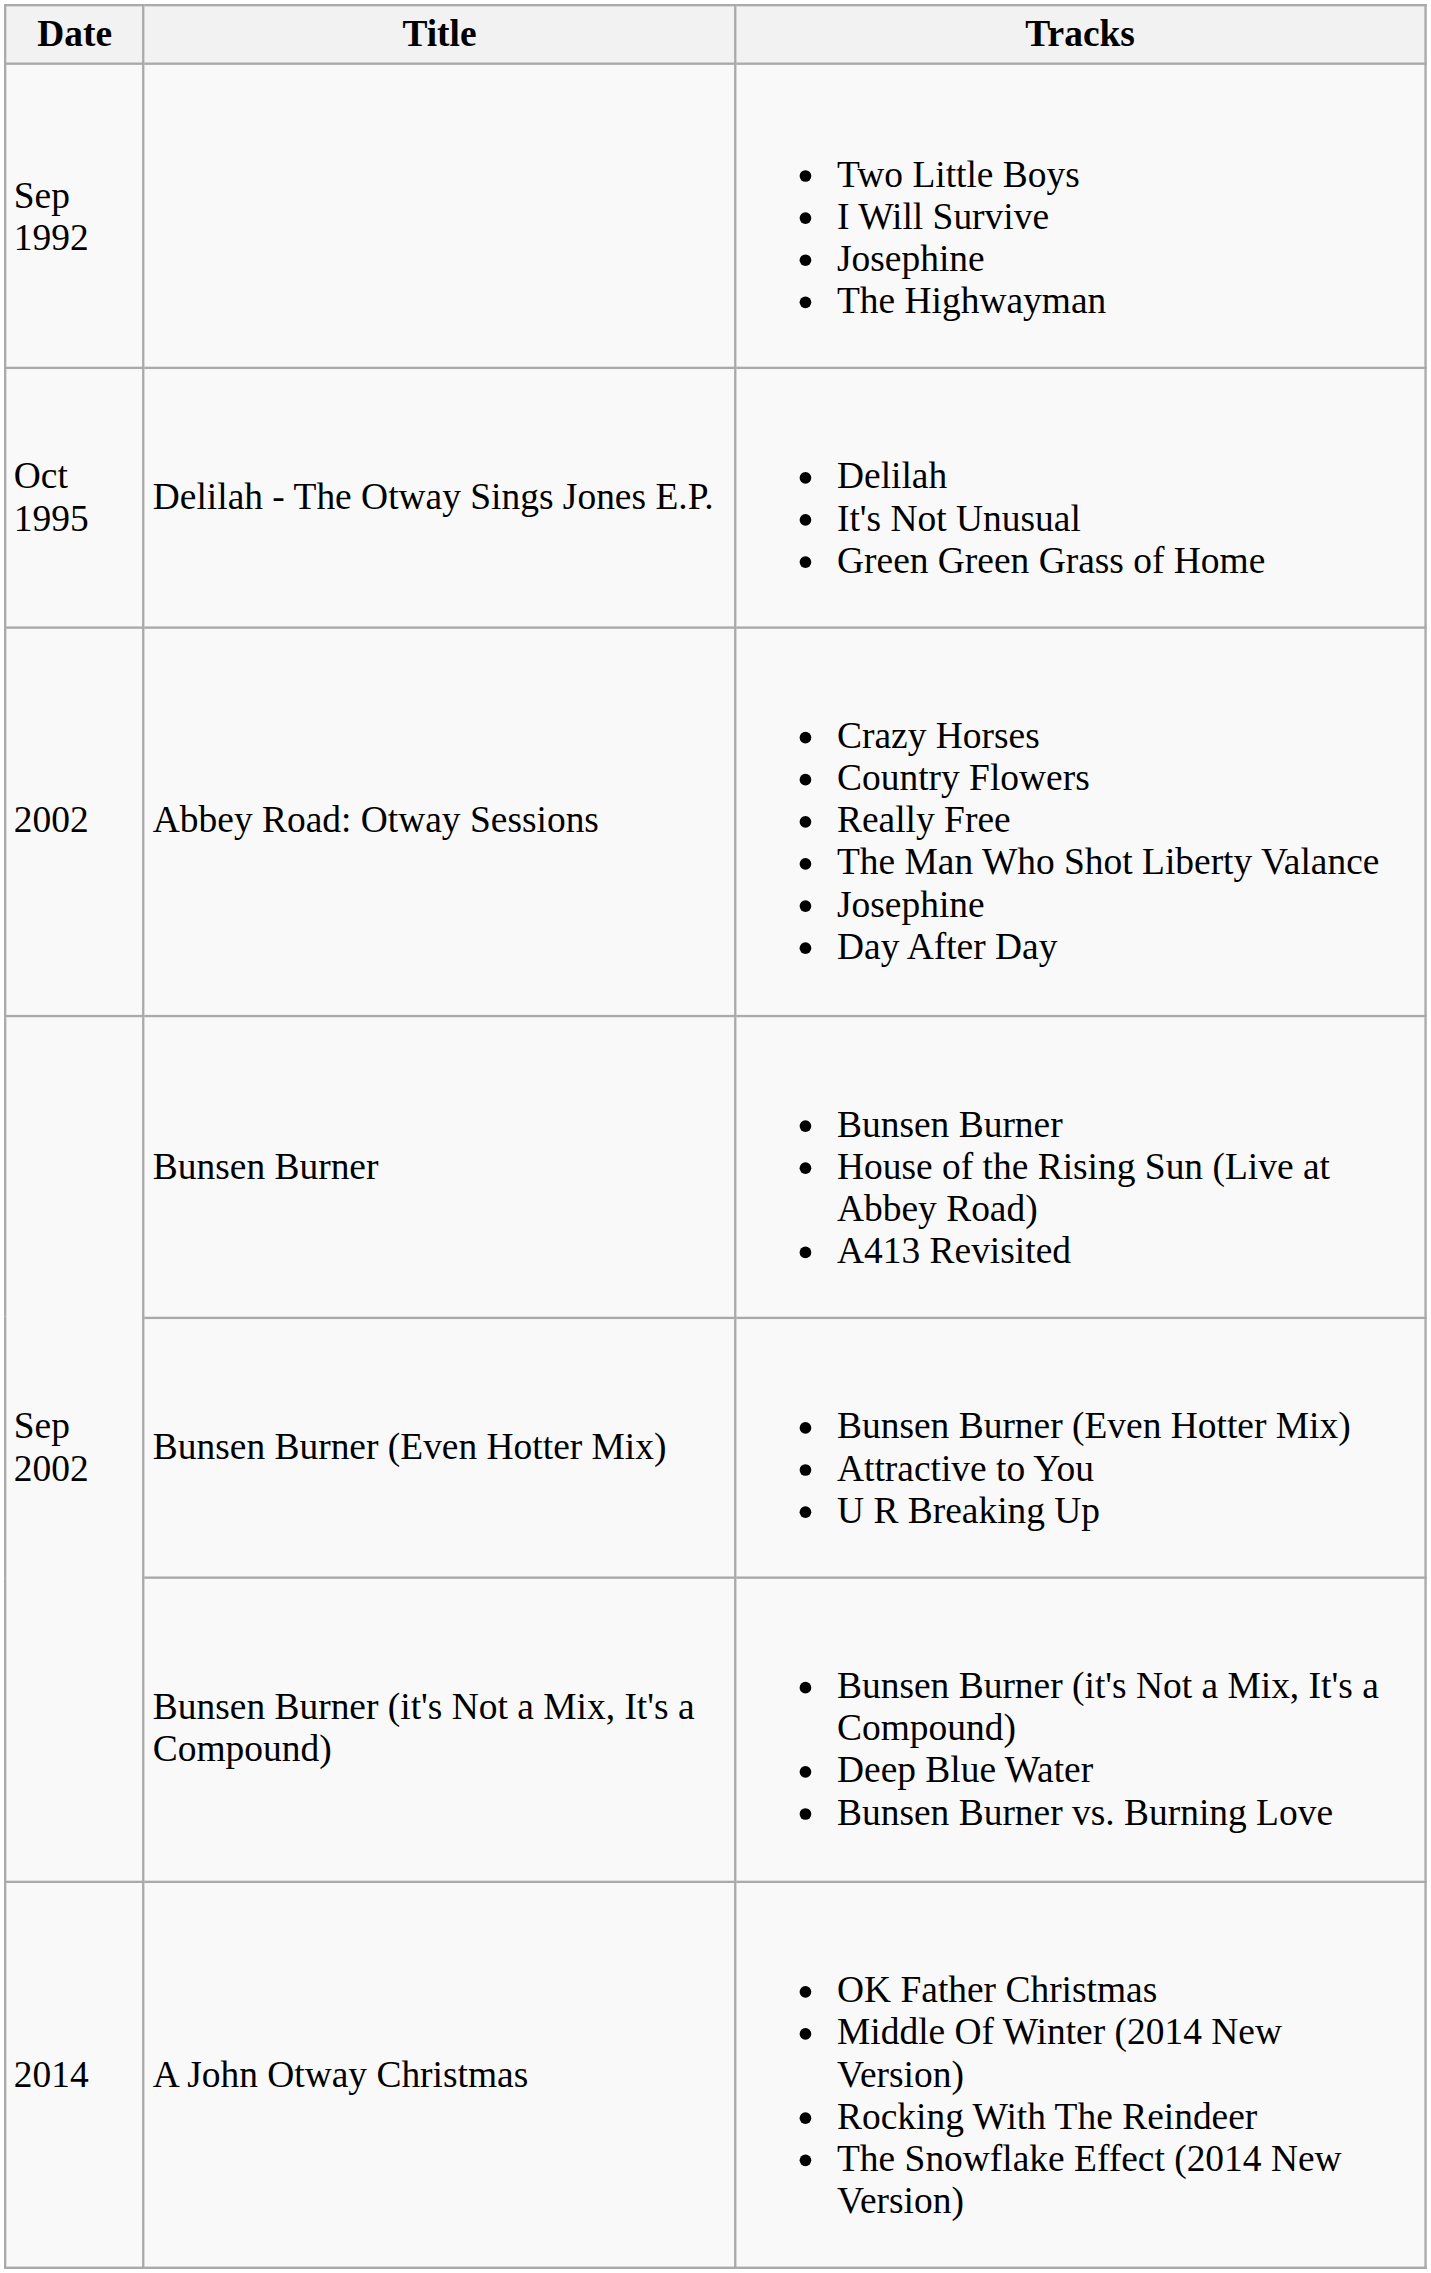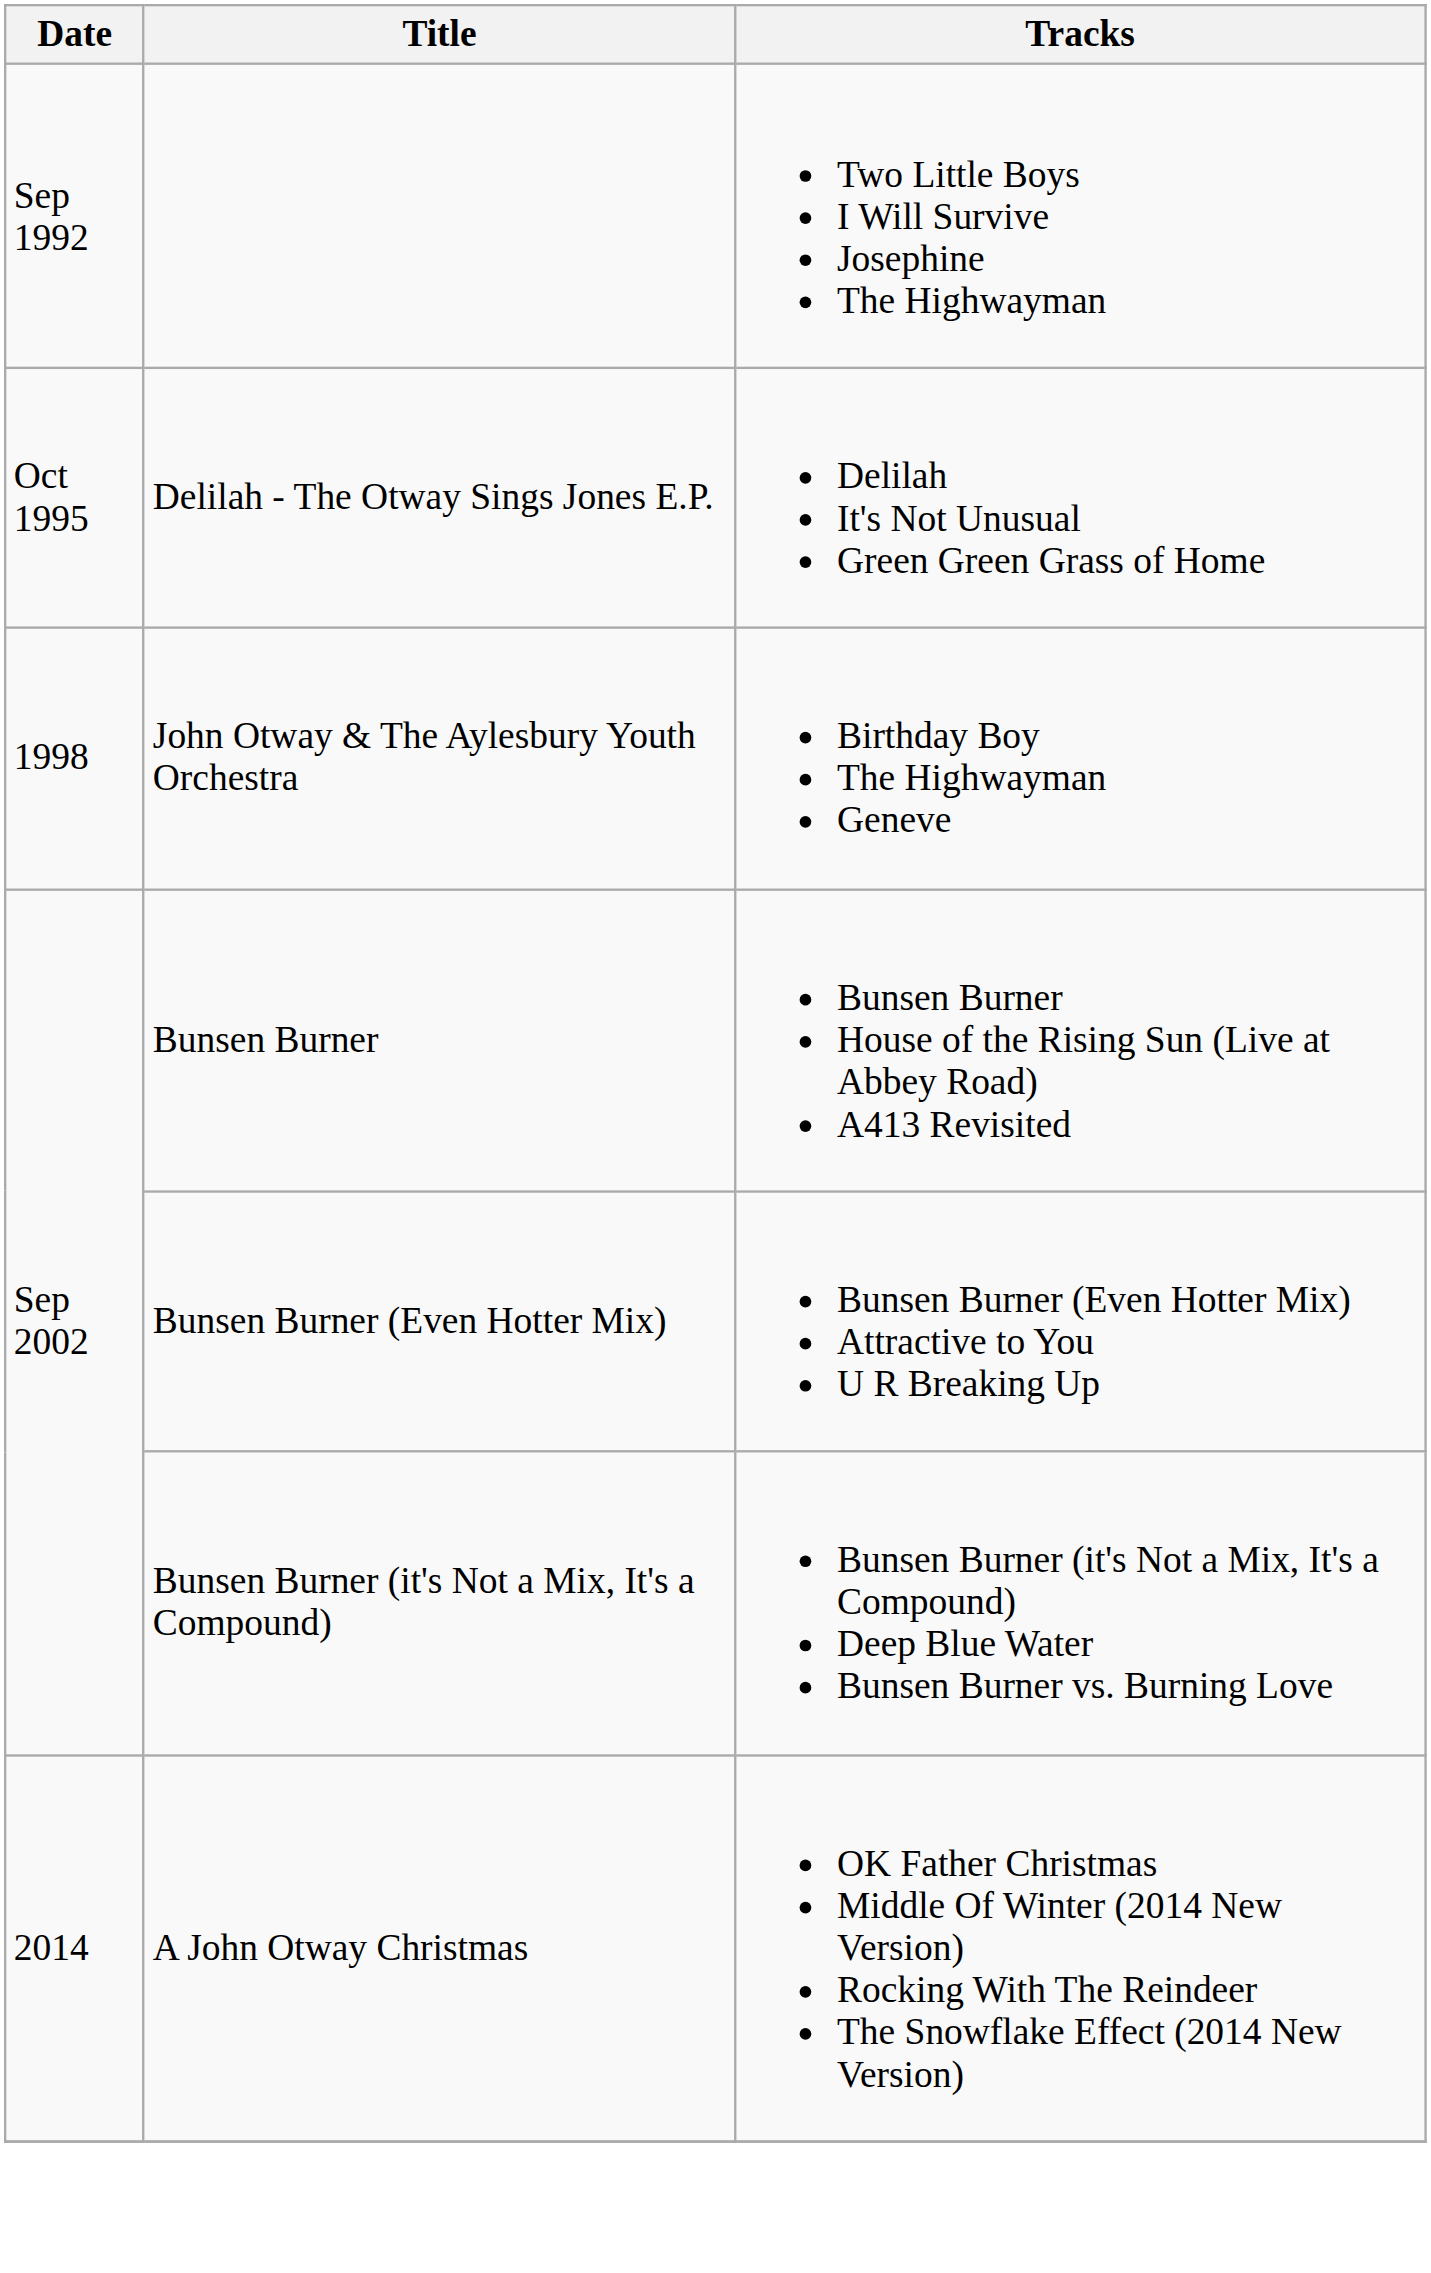+ row: (424, 757)
- row: (376, 820)
